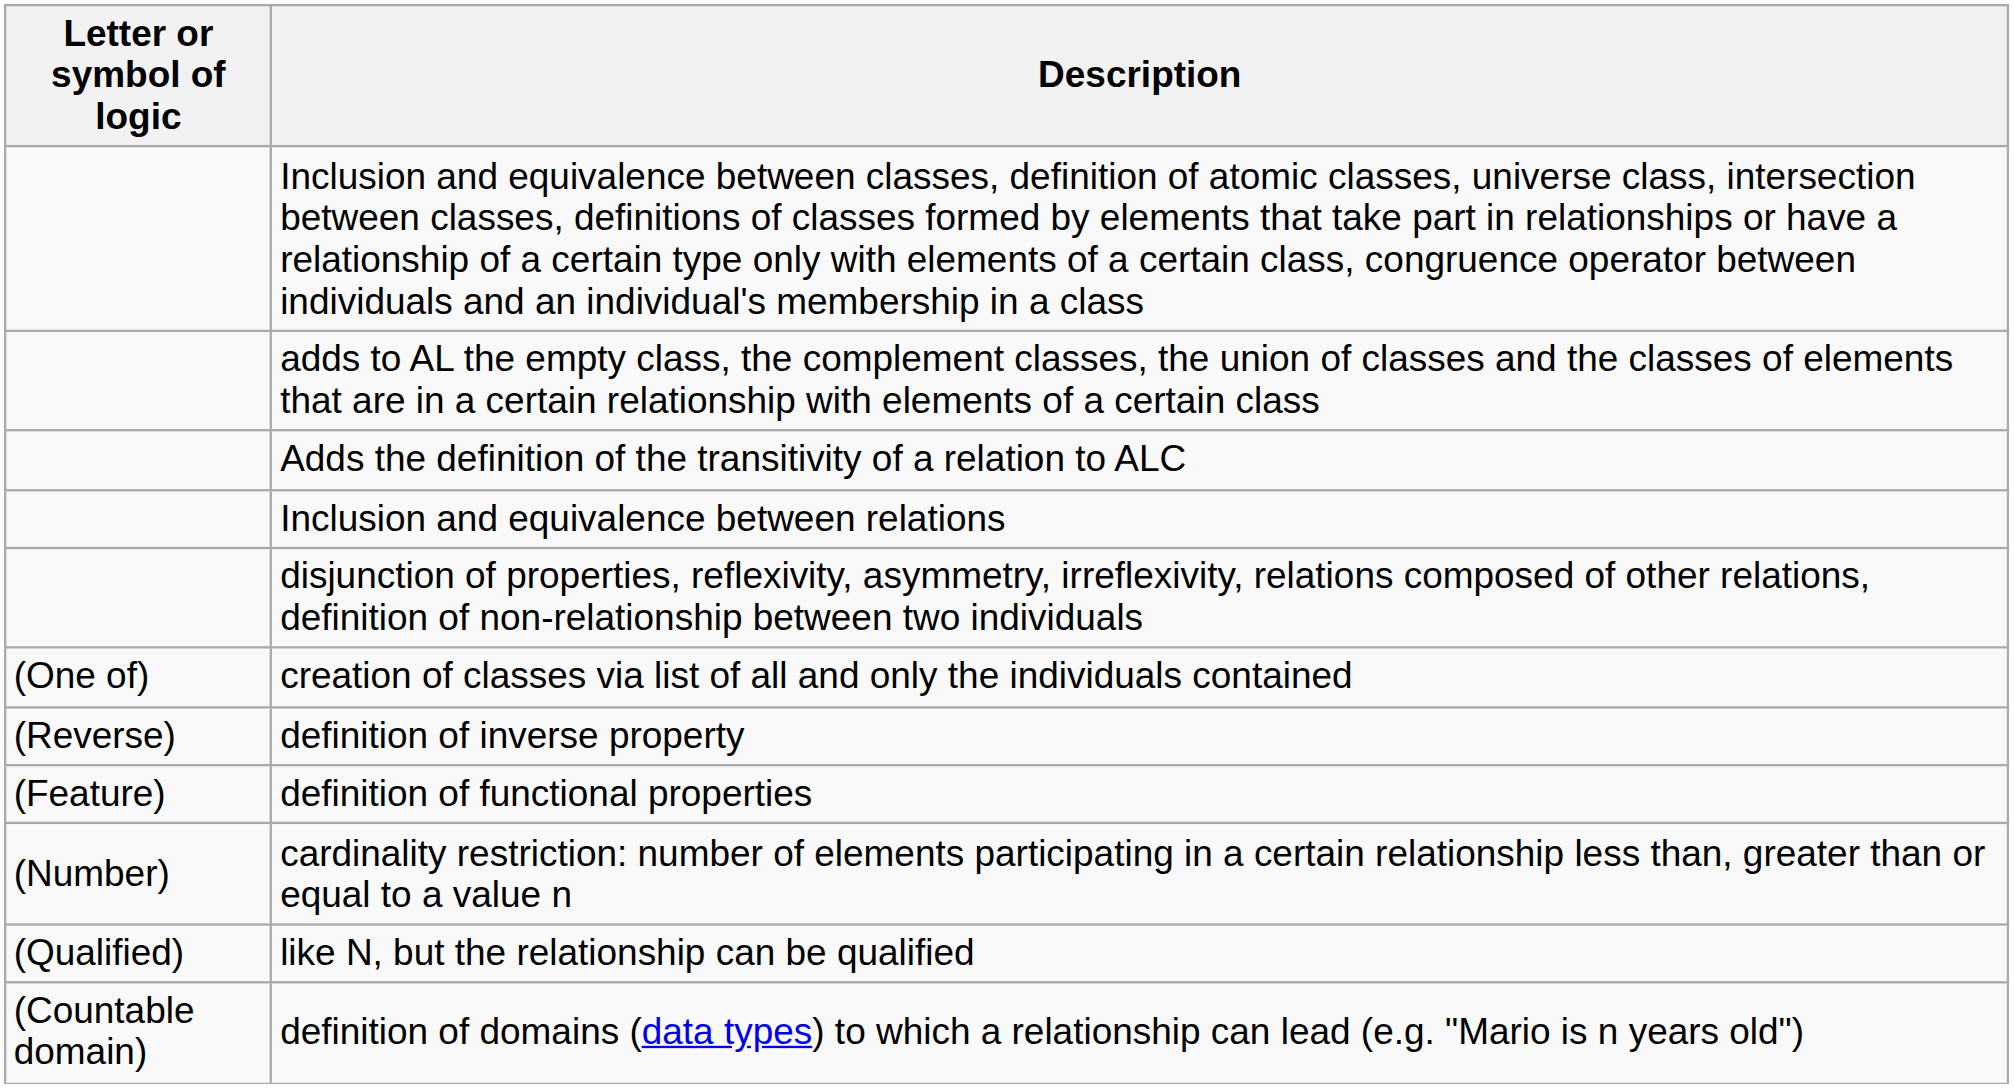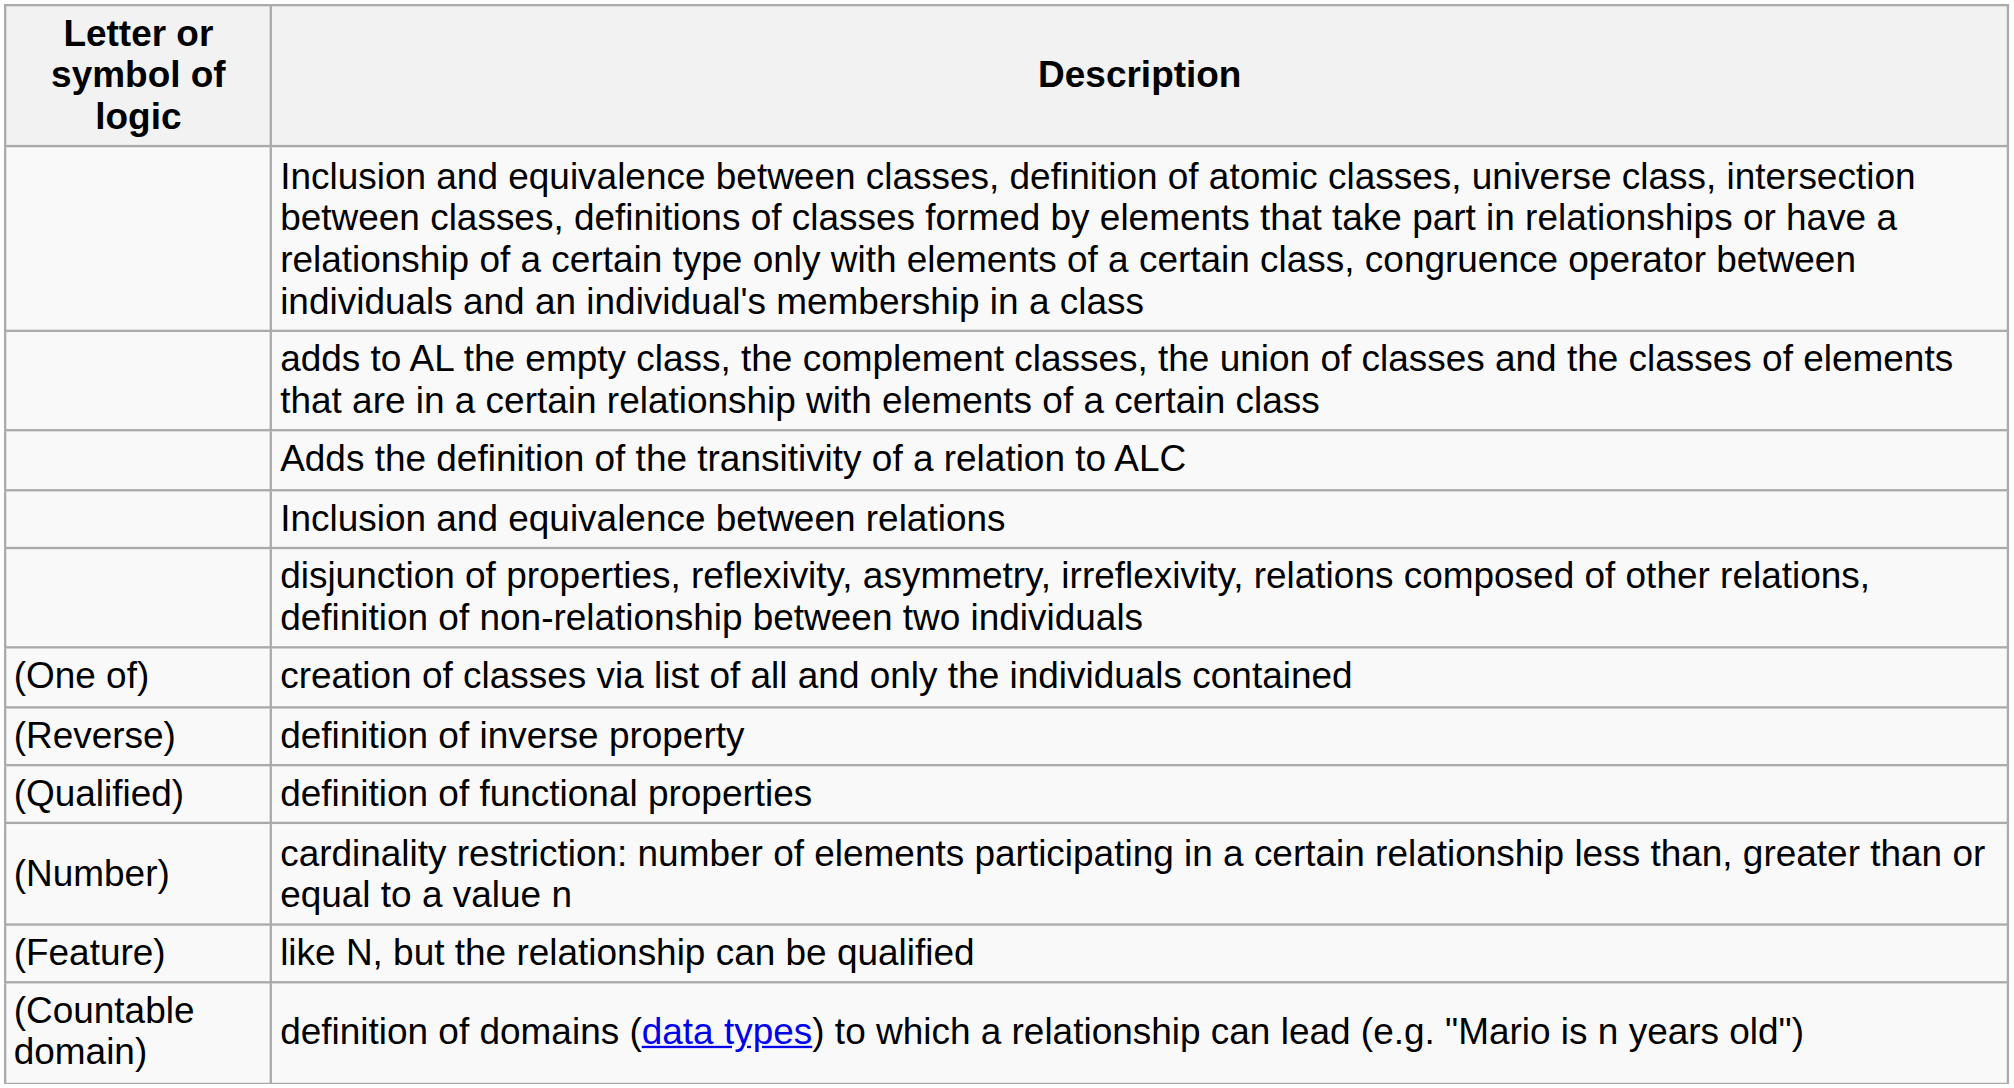(90, 793) (Feature) -> (99, 793) (Qualified)
(99, 952) (Qualified) -> (90, 952) (Feature)
